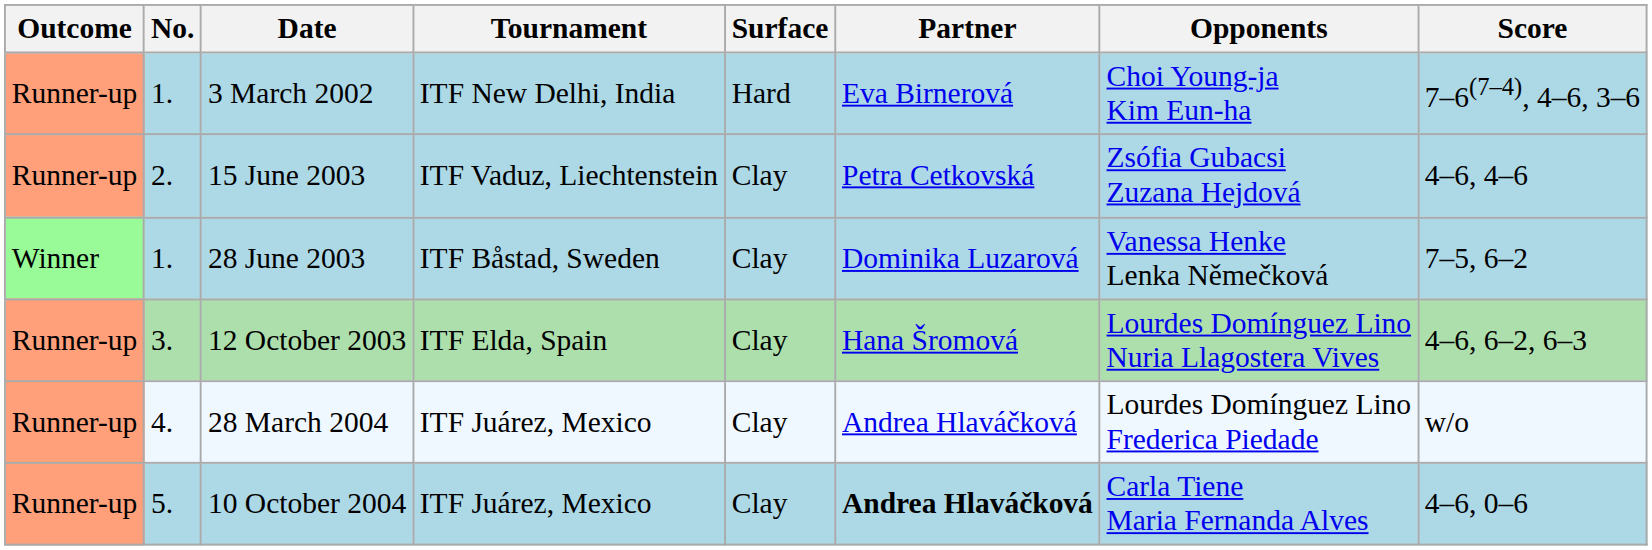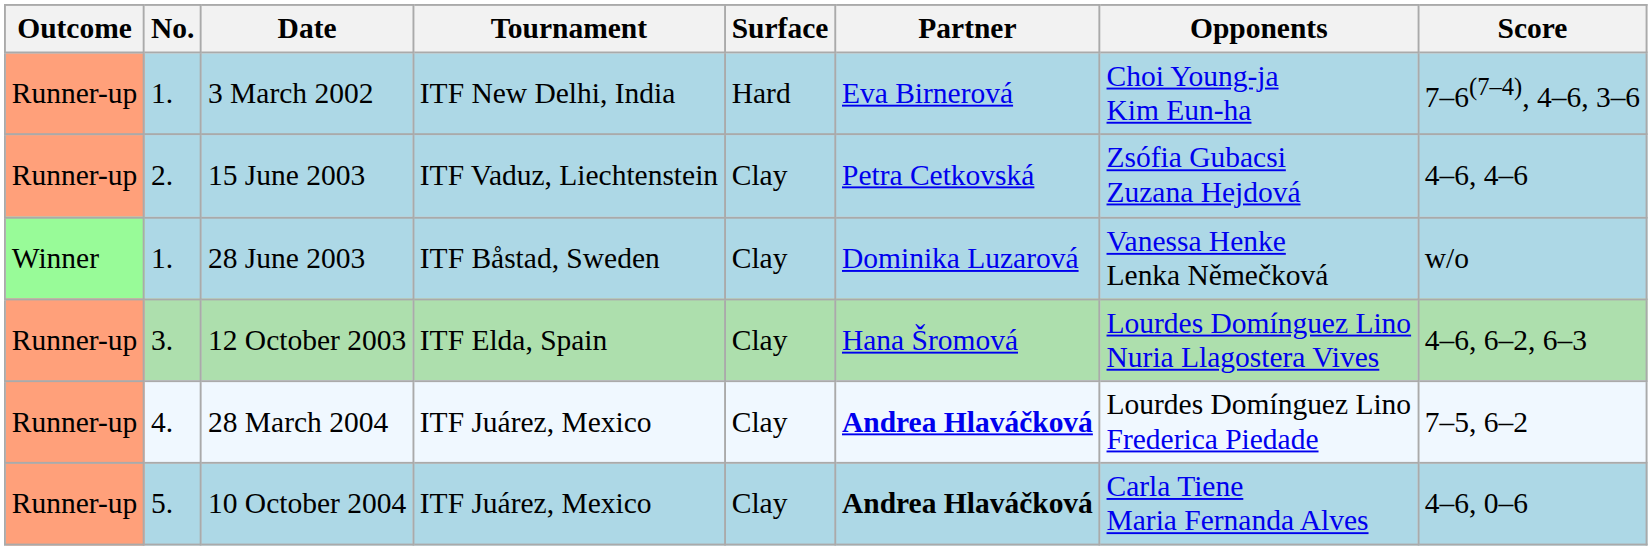(1476, 257) 7–5, 6–2 -> (1447, 257) w/o
(959, 421) normal -> (967, 421) bold
(1447, 421) w/o -> (1476, 421) 7–5, 6–2
